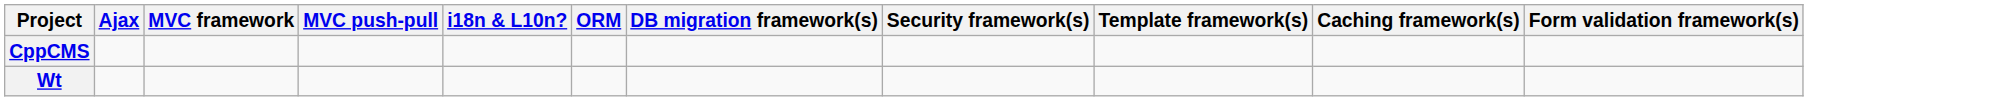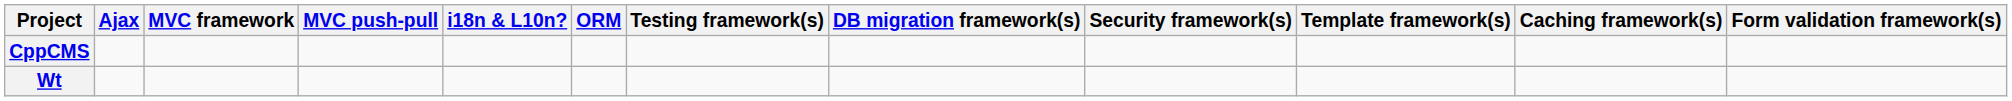+ column: (727, 20)
